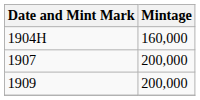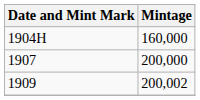(164, 83) 200,000 -> (164, 83) 200,002
